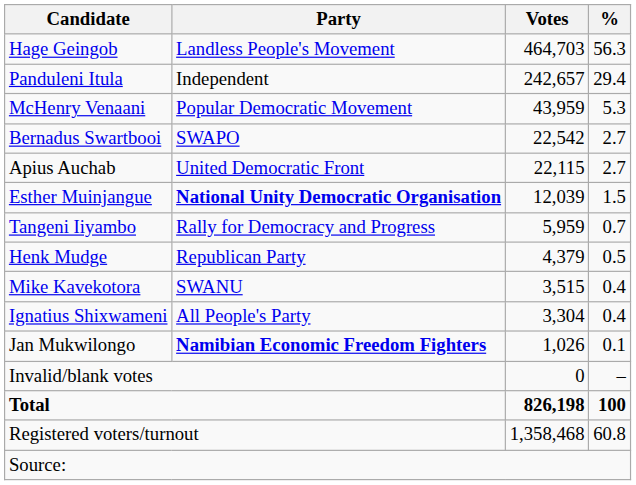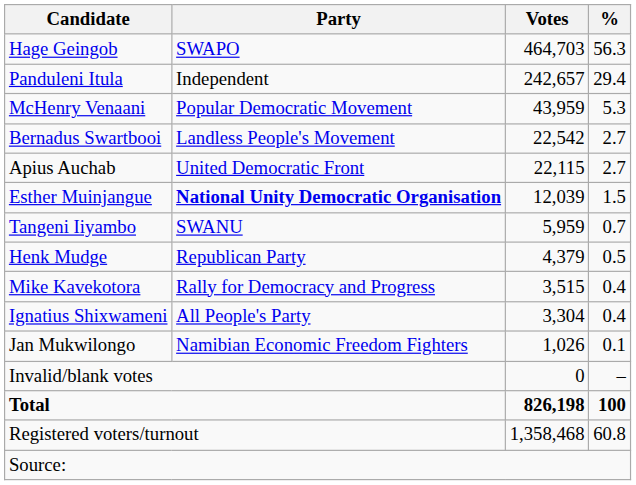(285, 49) Landless People's Movement -> (208, 49) SWAPO
(208, 138) SWAPO -> (285, 138) Landless People's Movement
(306, 227) Rally for Democracy and Progress -> (209, 227) SWANU
(209, 286) SWANU -> (306, 286) Rally for Democracy and Progress
(331, 345) bold -> (322, 345) normal
